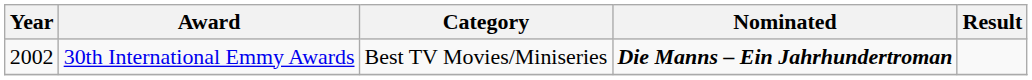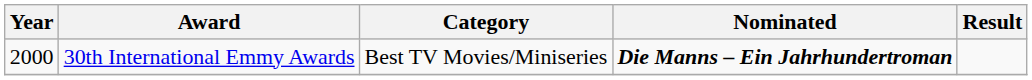(32, 56) 2002 -> (32, 56) 2000
